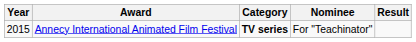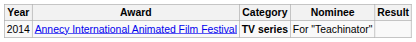(18, 29) 2015 -> (18, 29) 2014
